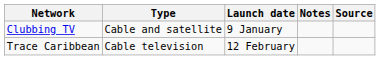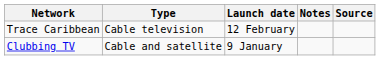rows swapped: (41, 30) <-> (53, 46)
